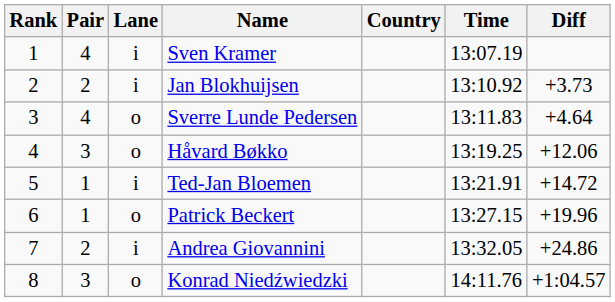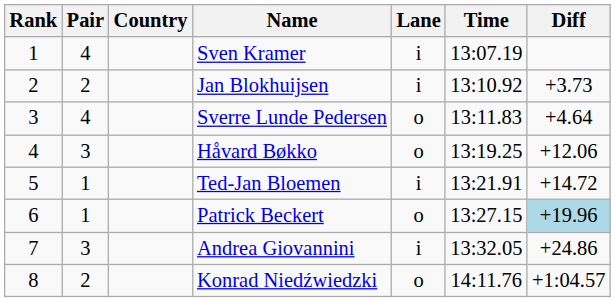columns swapped: (136, 20) <-> (404, 20)
(569, 215) no background -> (569, 215) lightblue background
(85, 248) 2 -> (85, 248) 3
(85, 280) 3 -> (85, 280) 2
